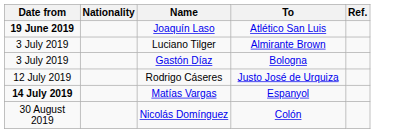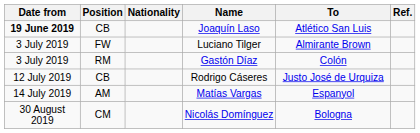+ column: (103, 13)
(288, 61) Bologna -> (333, 61) Colón
(42, 94) bold -> (42, 94) normal
(288, 115) Colón -> (333, 115) Bologna
